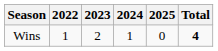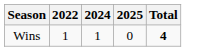- column: (98, 14)
